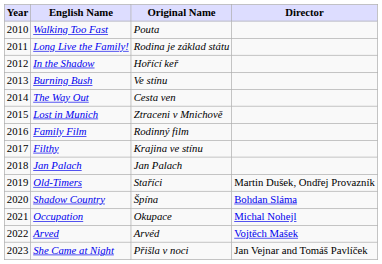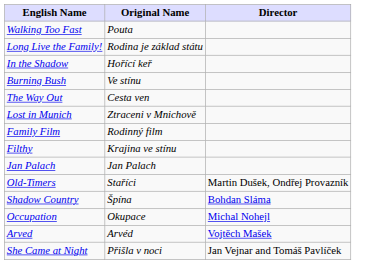- column: (18, 13)
